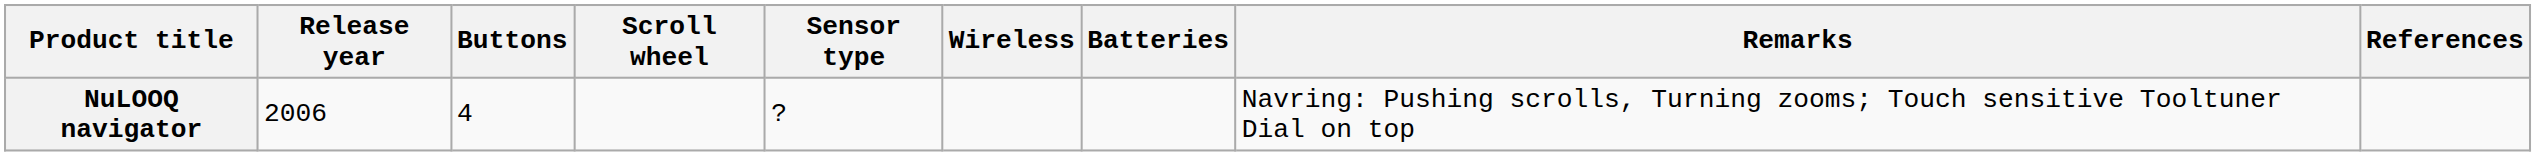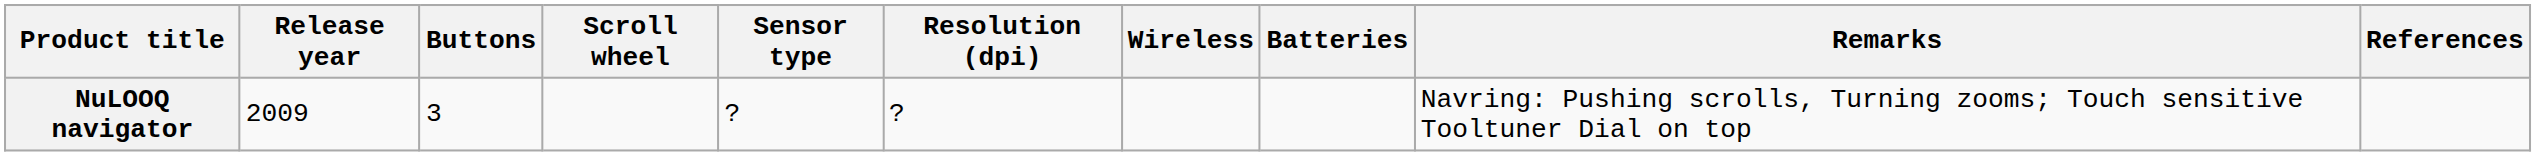+ column: (1002, 42)
(296, 115) 2006 -> (277, 115) 2009
(465, 115) 4 -> (434, 115) 3
